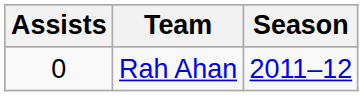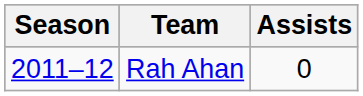columns swapped: (301, 25) <-> (59, 25)
